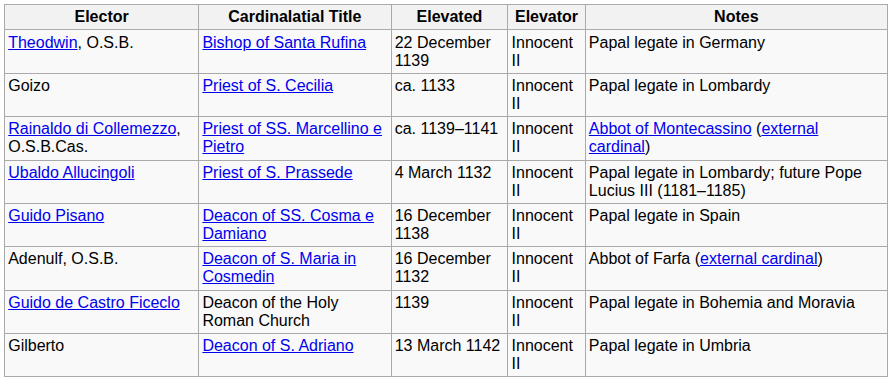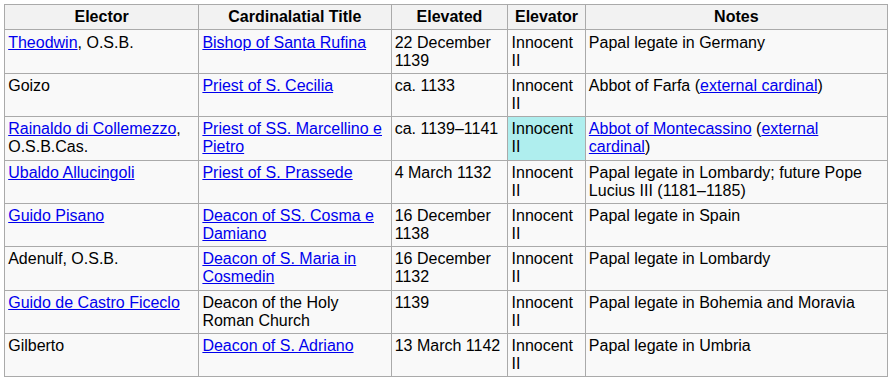(680, 85) Papal legate in Lombardy -> (706, 85) Abbot of Farfa (external cardinal)
(542, 138) no background -> (542, 138) paleturquoise background
(706, 259) Abbot of Farfa (external cardinal) -> (680, 259) Papal legate in Lombardy
